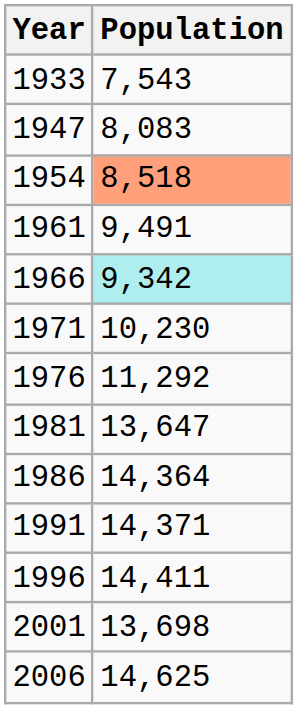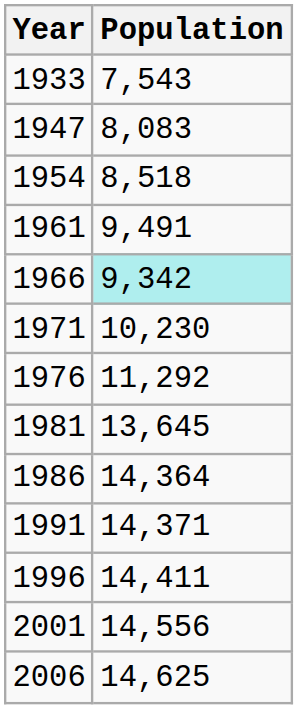(146, 179) lightsalmon background -> (146, 179) no background
(155, 428) 13,647 -> (155, 428) 13,645
(155, 628) 13,698 -> (155, 628) 14,556
